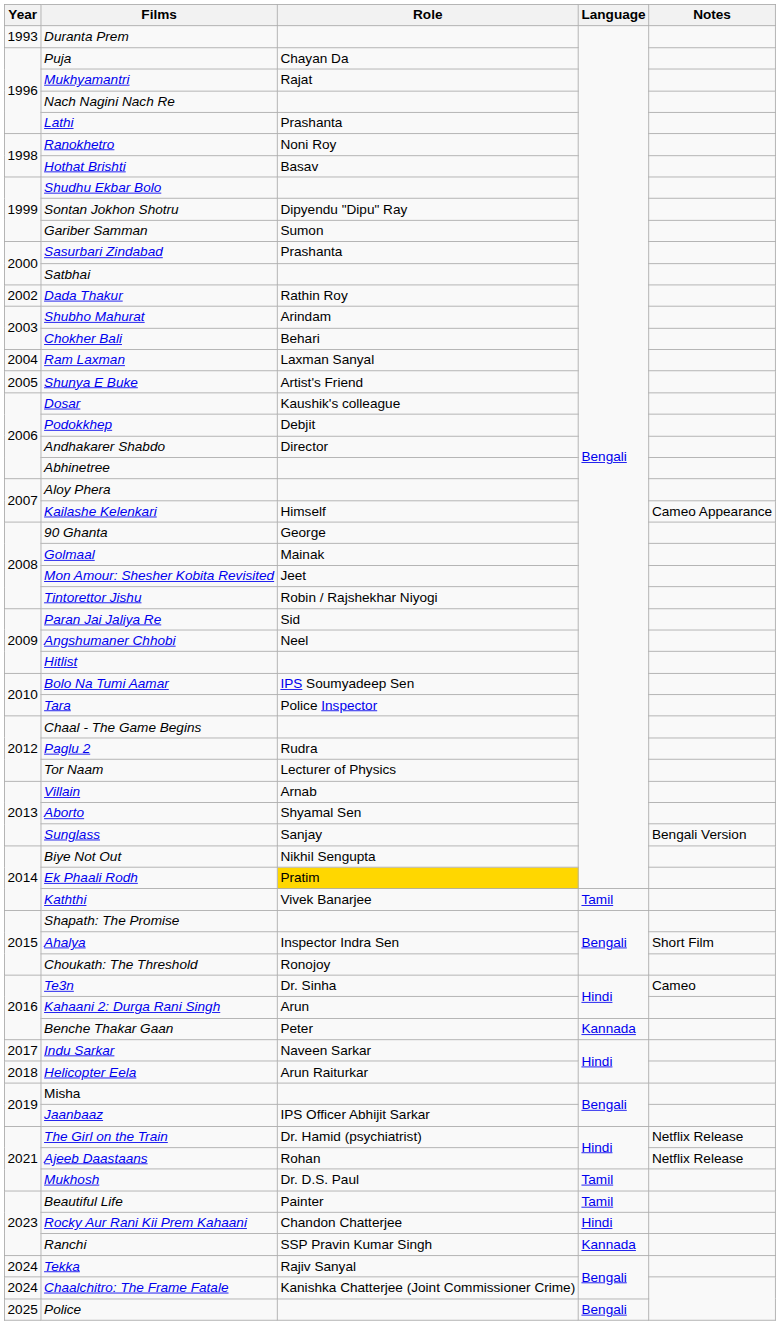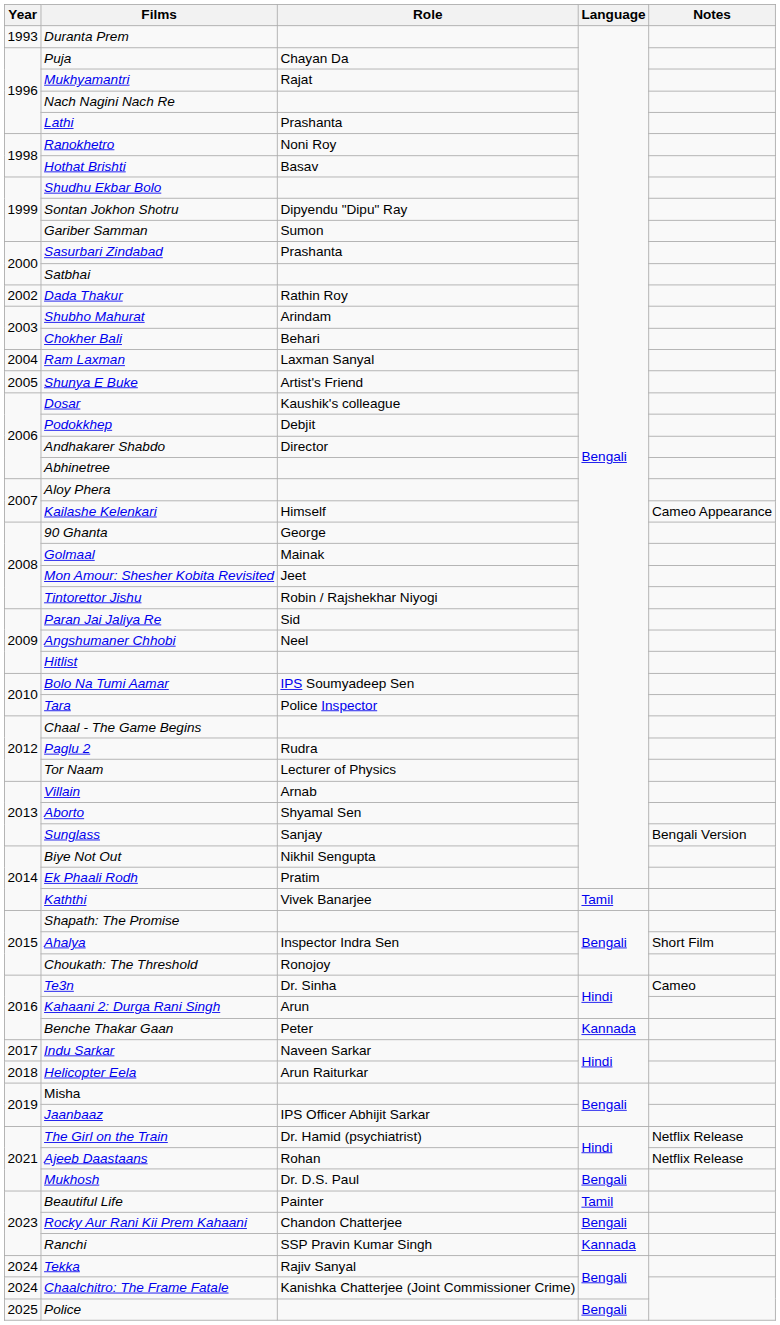(300, 878) gold background -> (300, 878) no background
(597, 1179) Tamil -> (604, 1179) Bengali
(597, 1223) Hindi -> (604, 1223) Bengali
